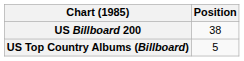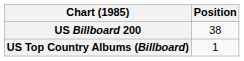(215, 47) 5 -> (215, 47) 1
